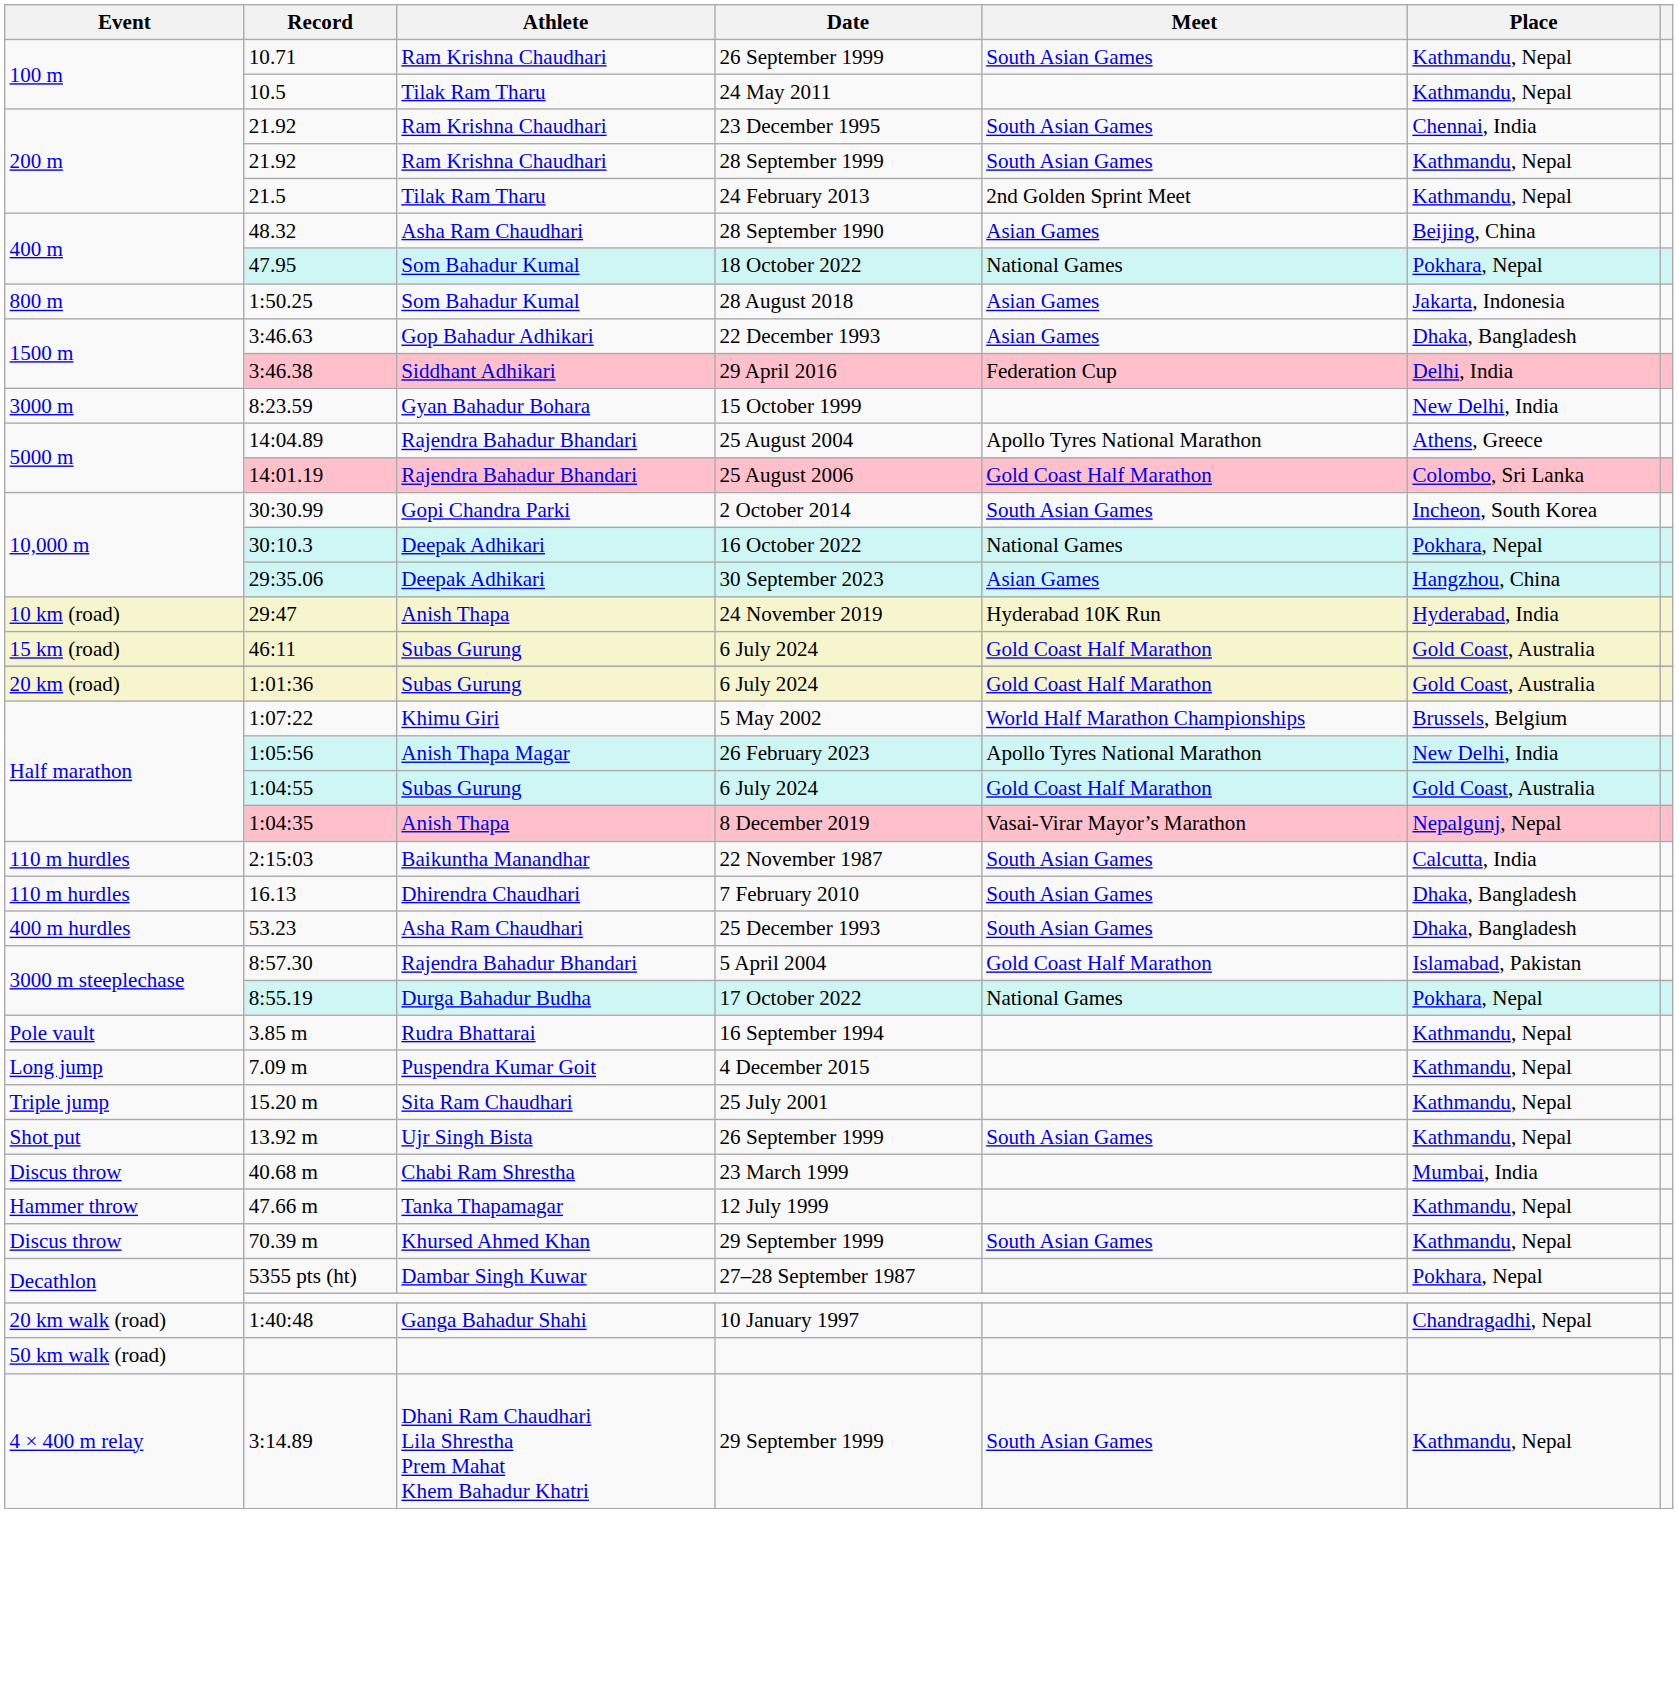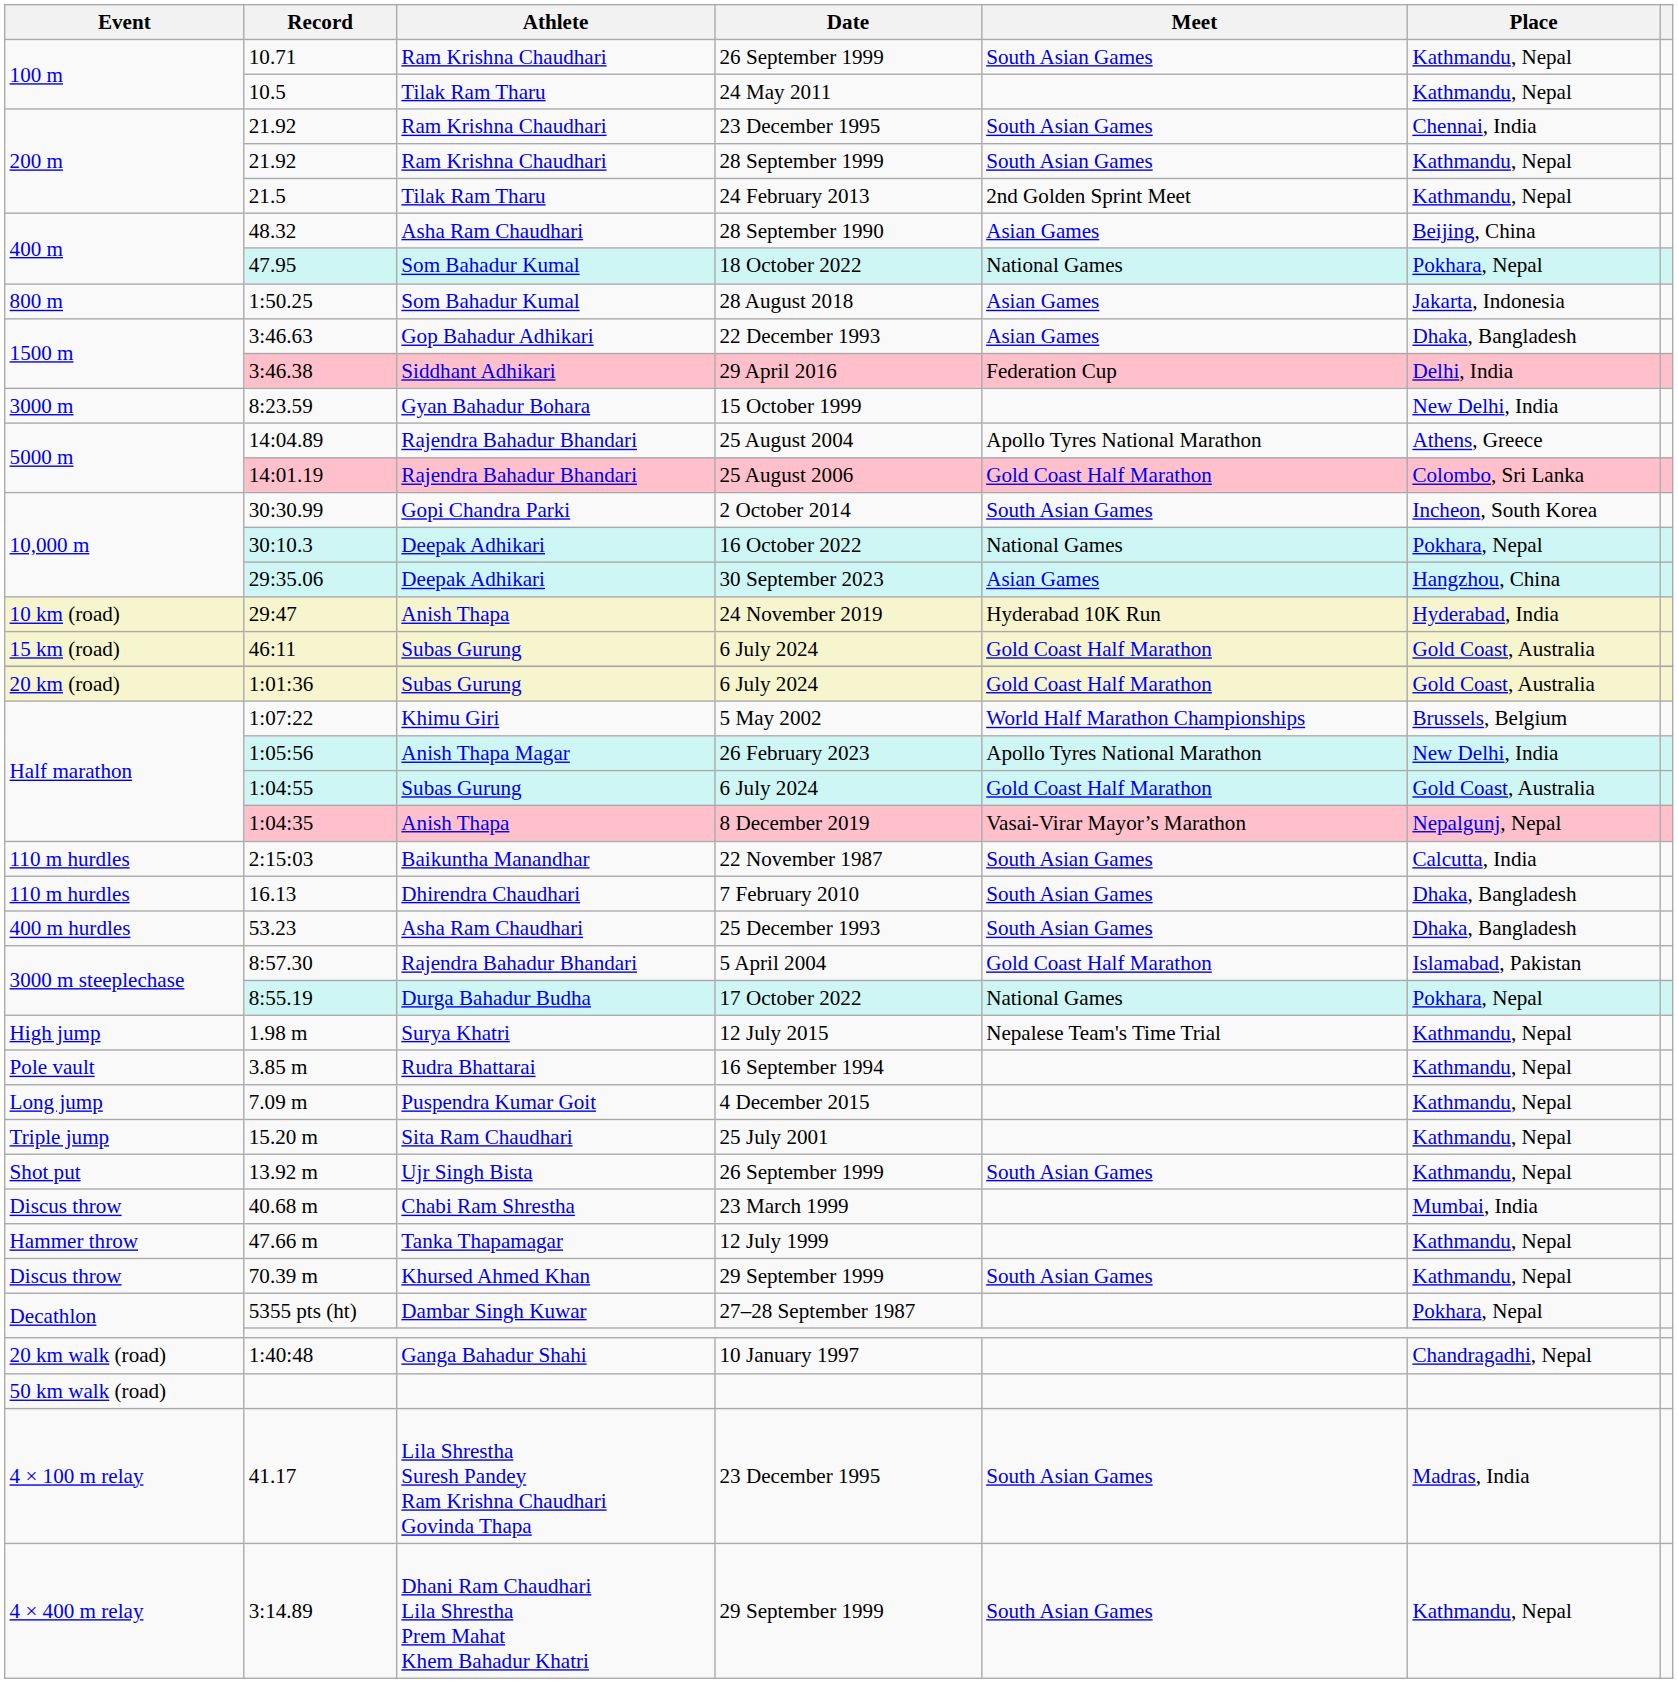+ row: (278, 1032)
+ row: (273, 1475)
